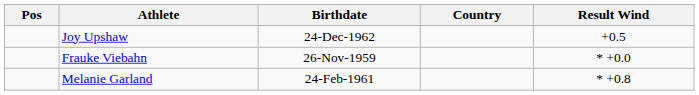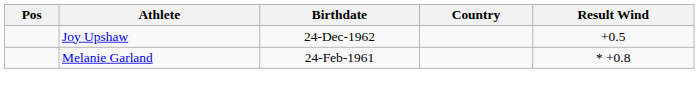- row: (104, 57)
